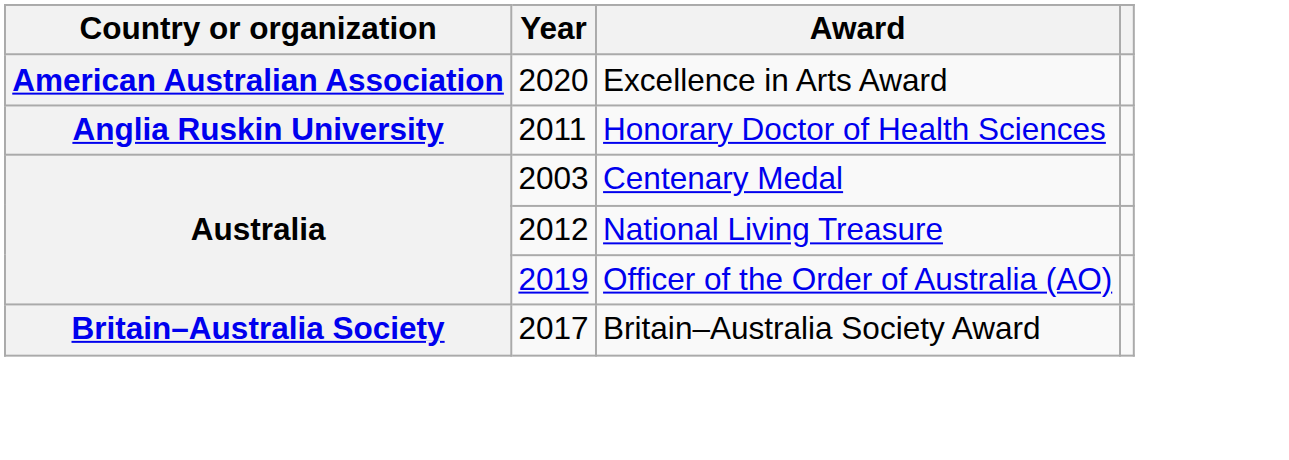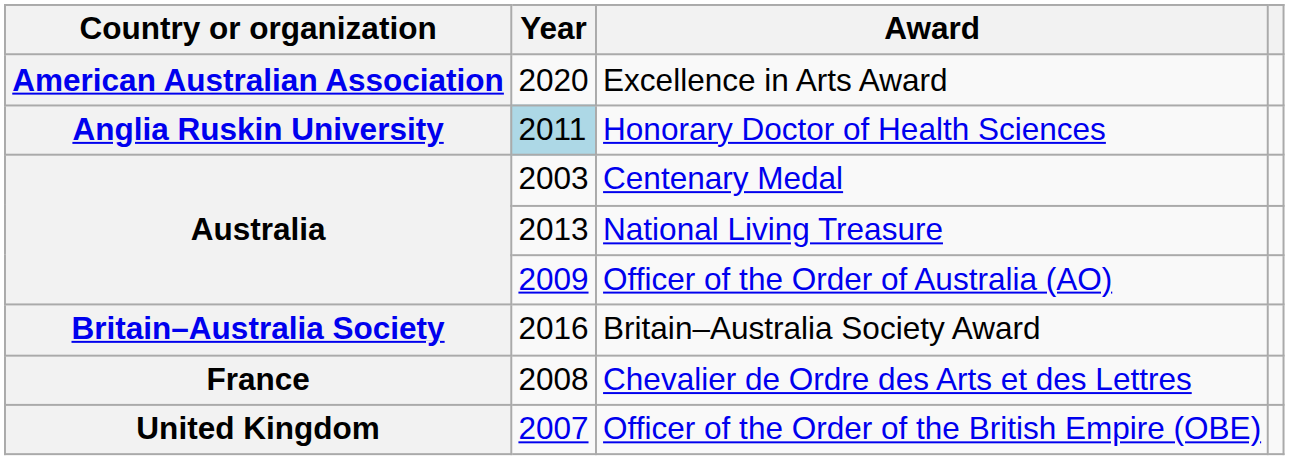(552, 129) no background -> (552, 129) lightblue background
(553, 229) 2012 -> (553, 229) 2013
(553, 279) 2019 -> (553, 279) 2009
(553, 329) 2017 -> (553, 329) 2016
+ row: (897, 379)
+ row: (932, 429)
